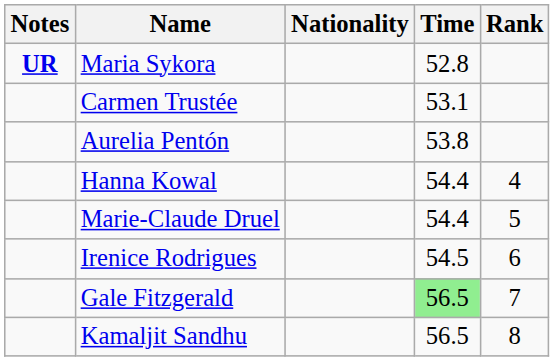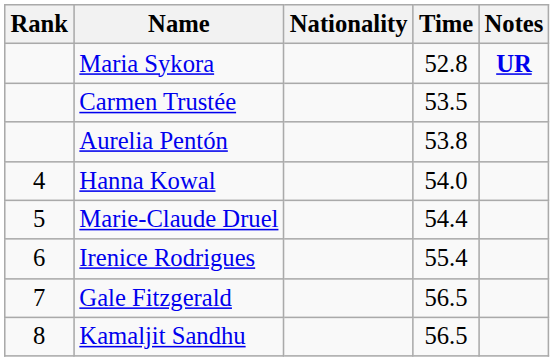columns swapped: (515, 24) <-> (40, 24)
(447, 102) 53.1 -> (446, 102) 53.5
(447, 180) 54.4 -> (446, 180) 54.0
(447, 258) 54.5 -> (446, 258) 55.4
(447, 297) lightgreen background -> (446, 297) no background
